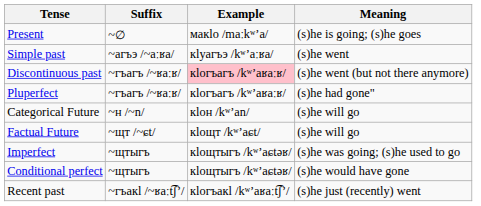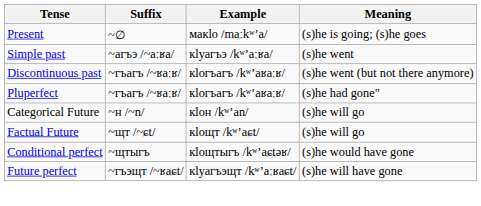(238, 73) pink background -> (237, 73) no background
- row: (31, 151)
+ row: (42, 171)
- row: (36, 190)
